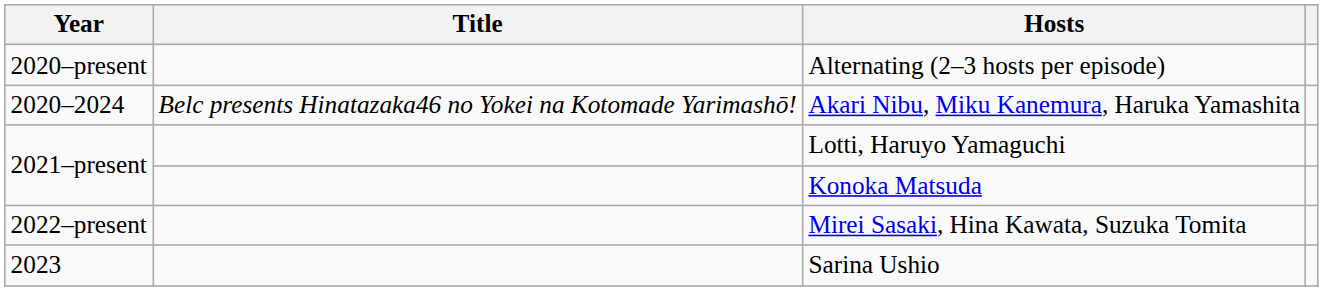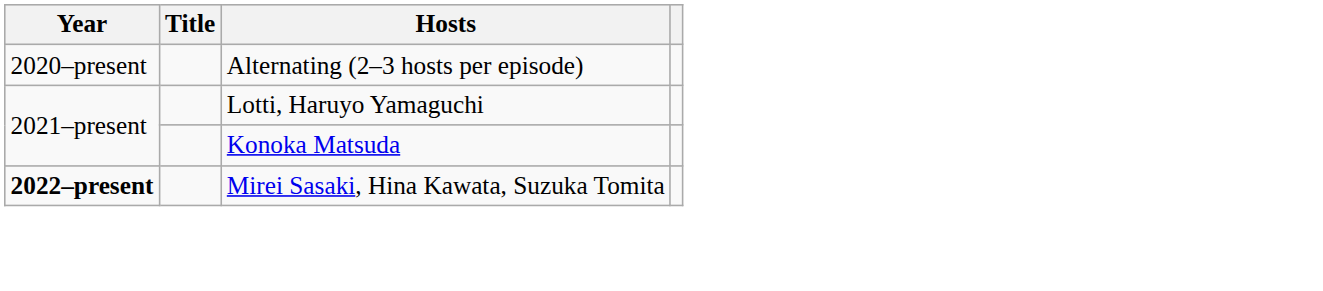- row: (1054, 104)
(79, 225) normal -> (82, 184) bold
- row: (874, 265)
